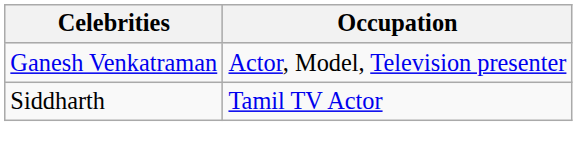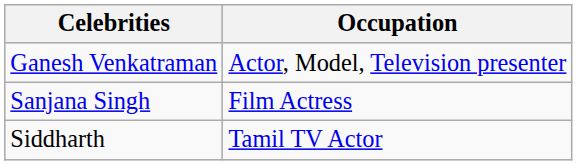+ row: (80, 100)
